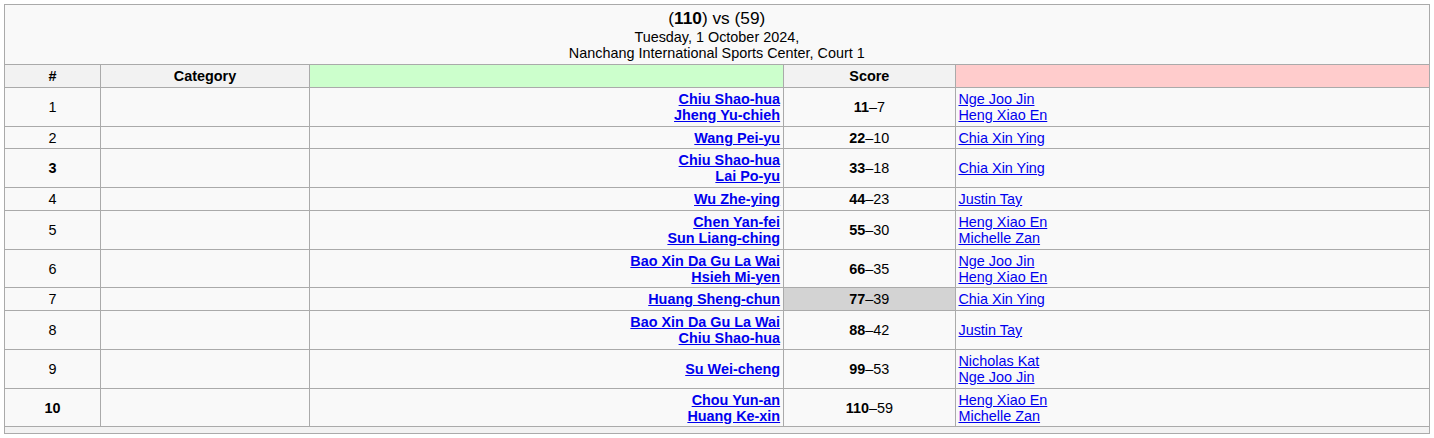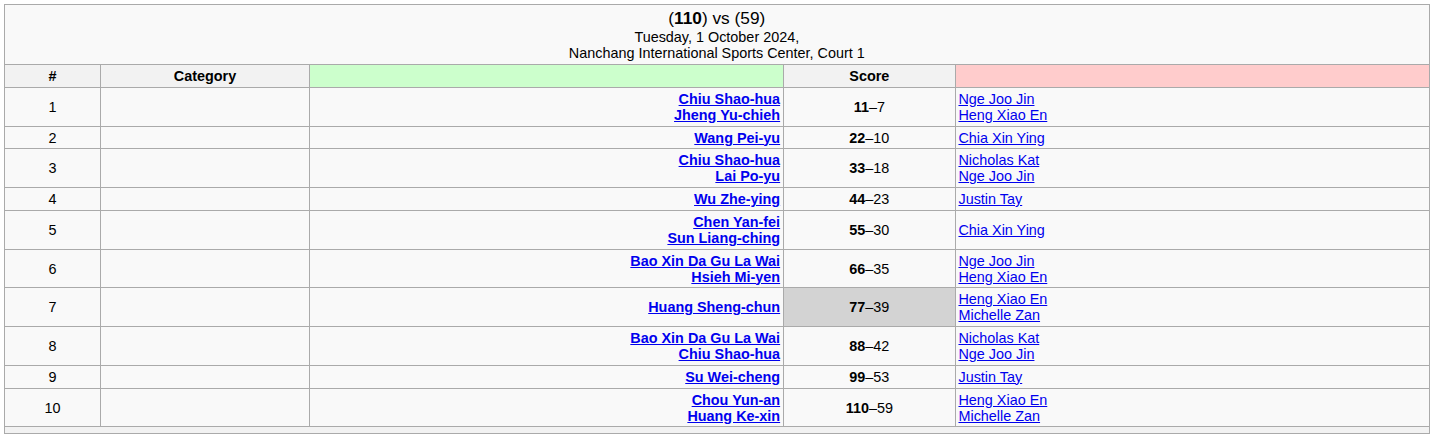(52, 168) bold -> (52, 168) normal
(1002, 168) Chia Xin Ying -> (999, 168) Nicholas Kat Nge Joo Jin
(1003, 230) Heng Xiao En Michelle Zan -> (1002, 230) Chia Xin Ying
(1002, 299) Chia Xin Ying -> (1003, 307) Heng Xiao En Michelle Zan
(990, 330) Justin Tay -> (999, 346) Nicholas Kat Nge Joo Jin
(999, 369) Nicholas Kat Nge Joo Jin -> (990, 377) Justin Tay
(52, 408) bold -> (52, 408) normal
